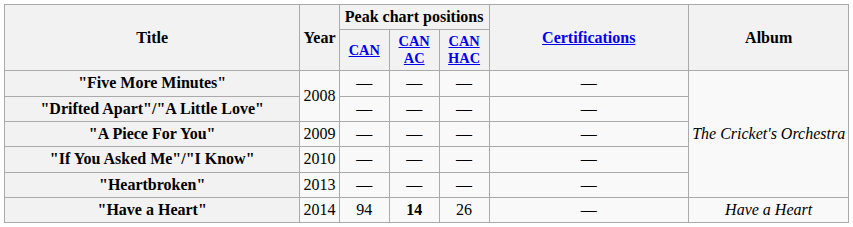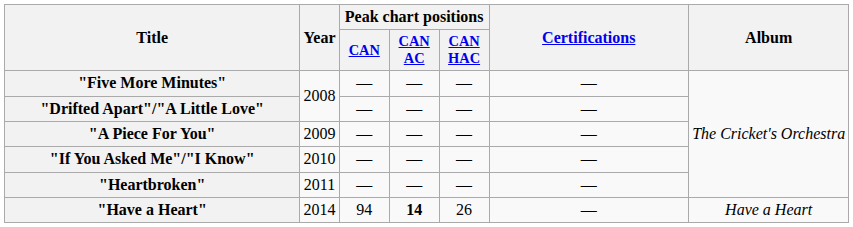(320, 184) 2013 -> (320, 184) 2011
